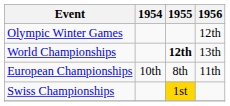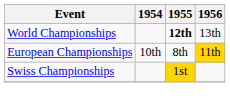- row: (65, 33)
(210, 71) no background -> (210, 52) gold background
